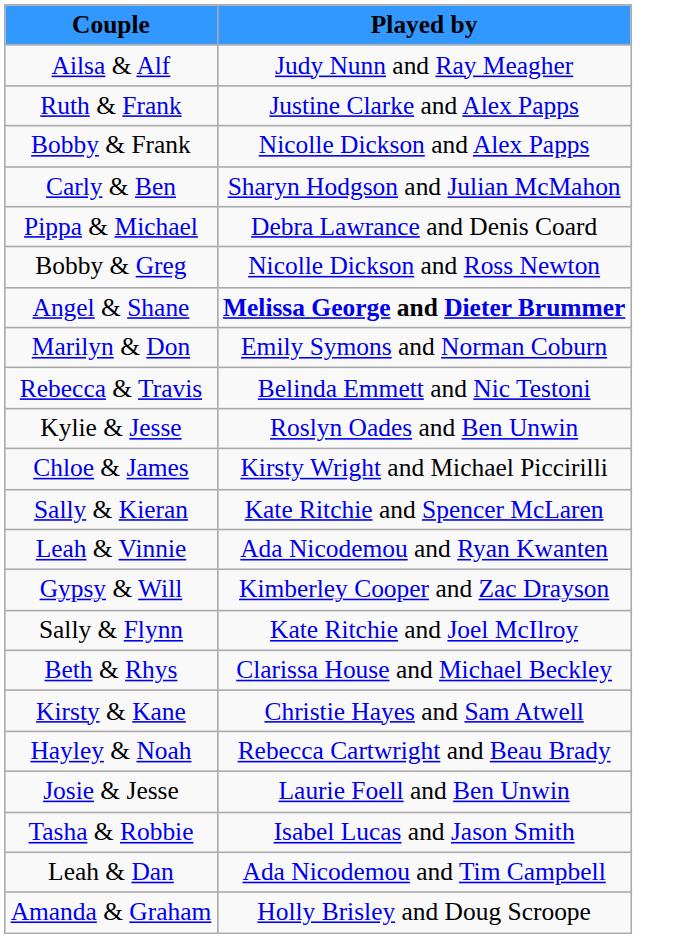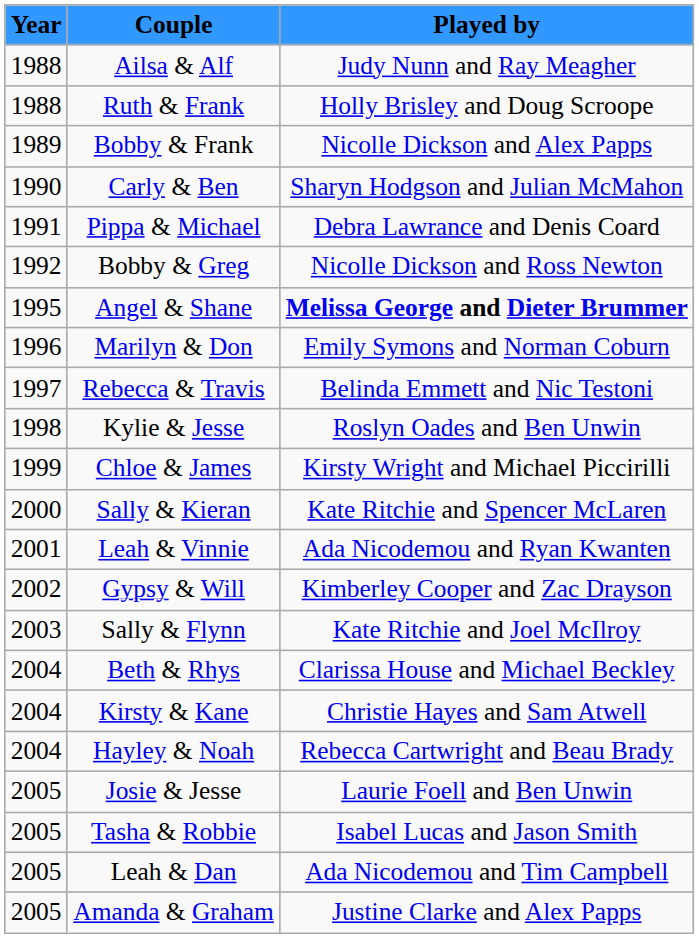+ column: (36, 24)
(424, 105) Justine Clarke and Alex Papps -> (487, 105) Holly Brisley and Doug Scroope
(424, 912) Holly Brisley and Doug Scroope -> (487, 912) Justine Clarke and Alex Papps
